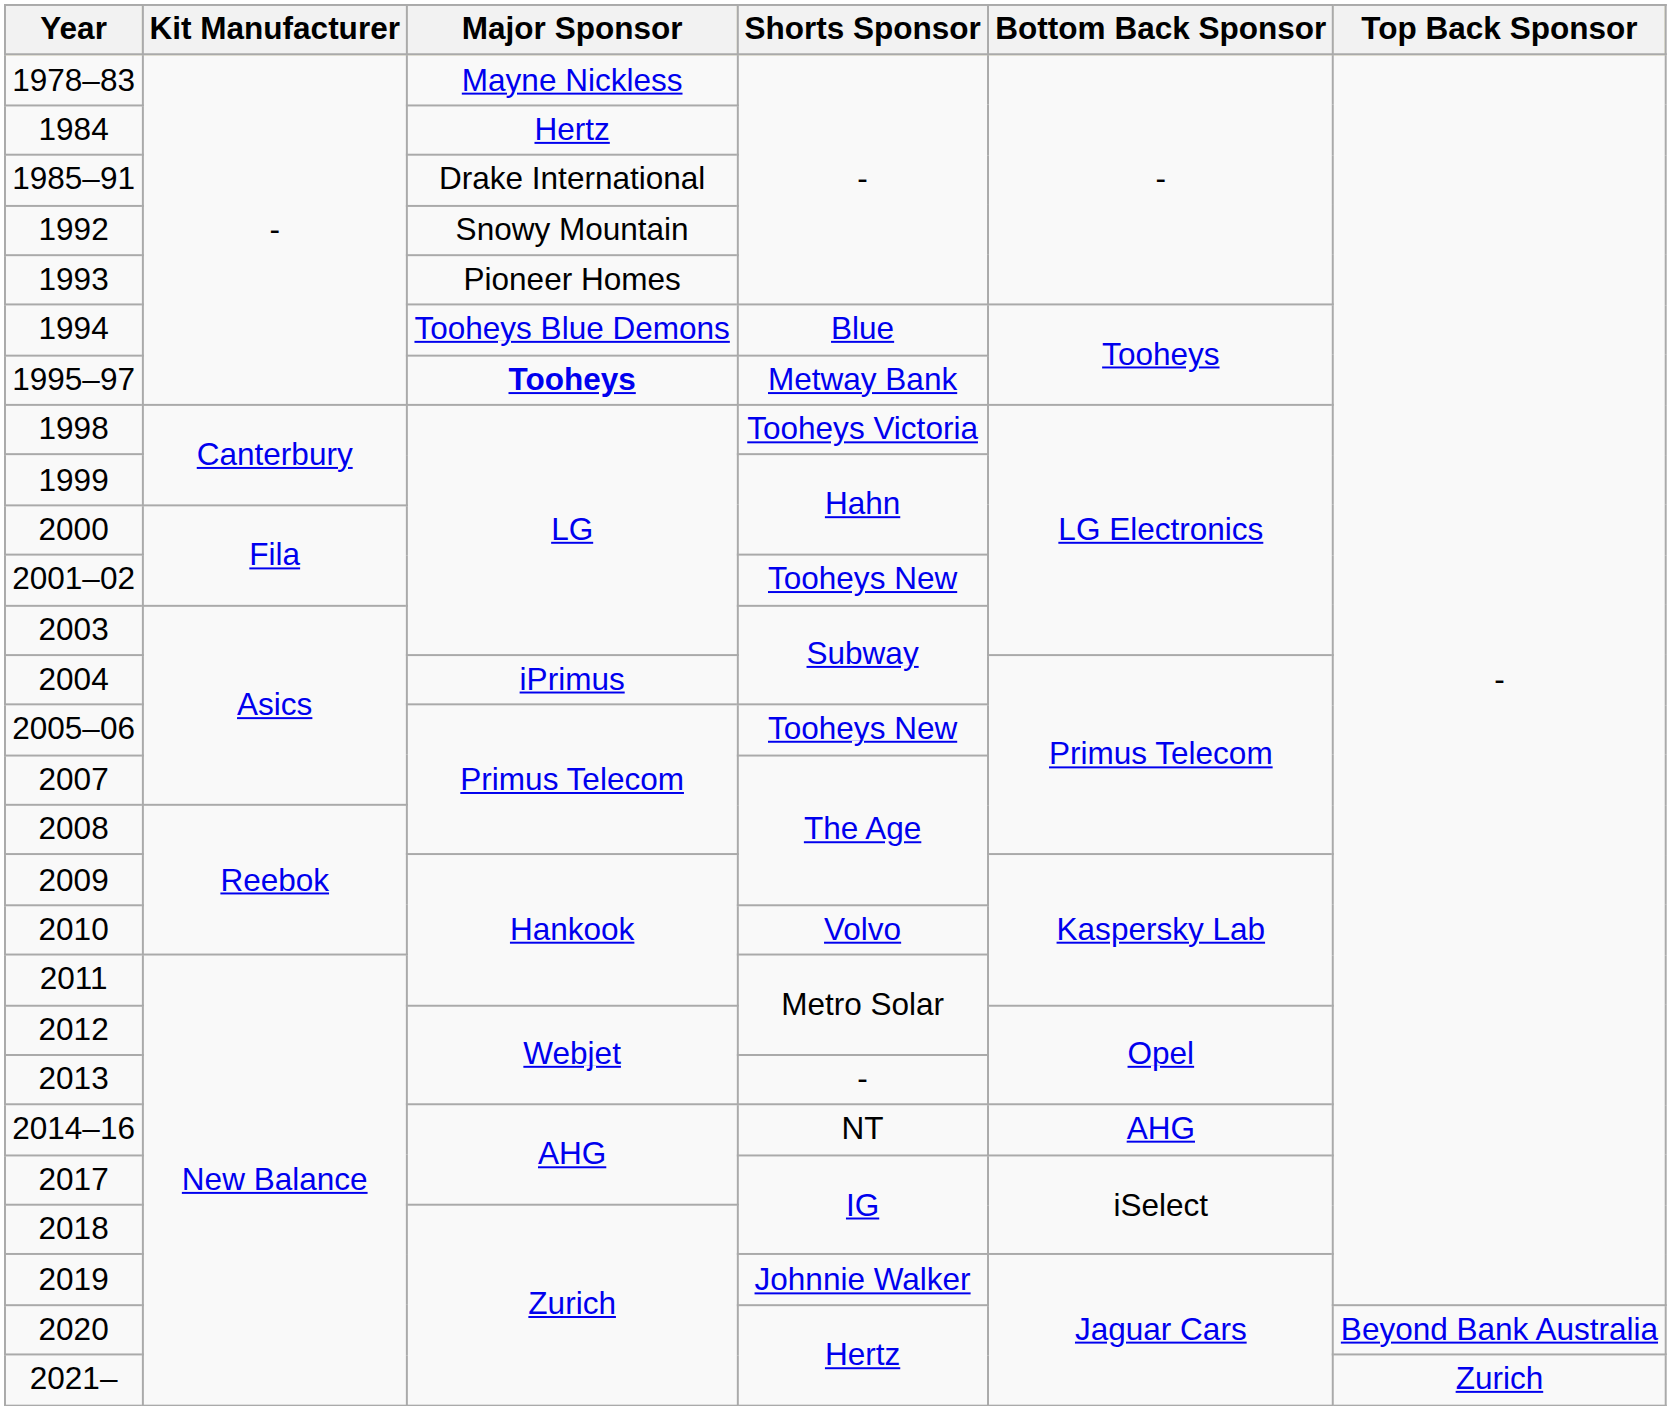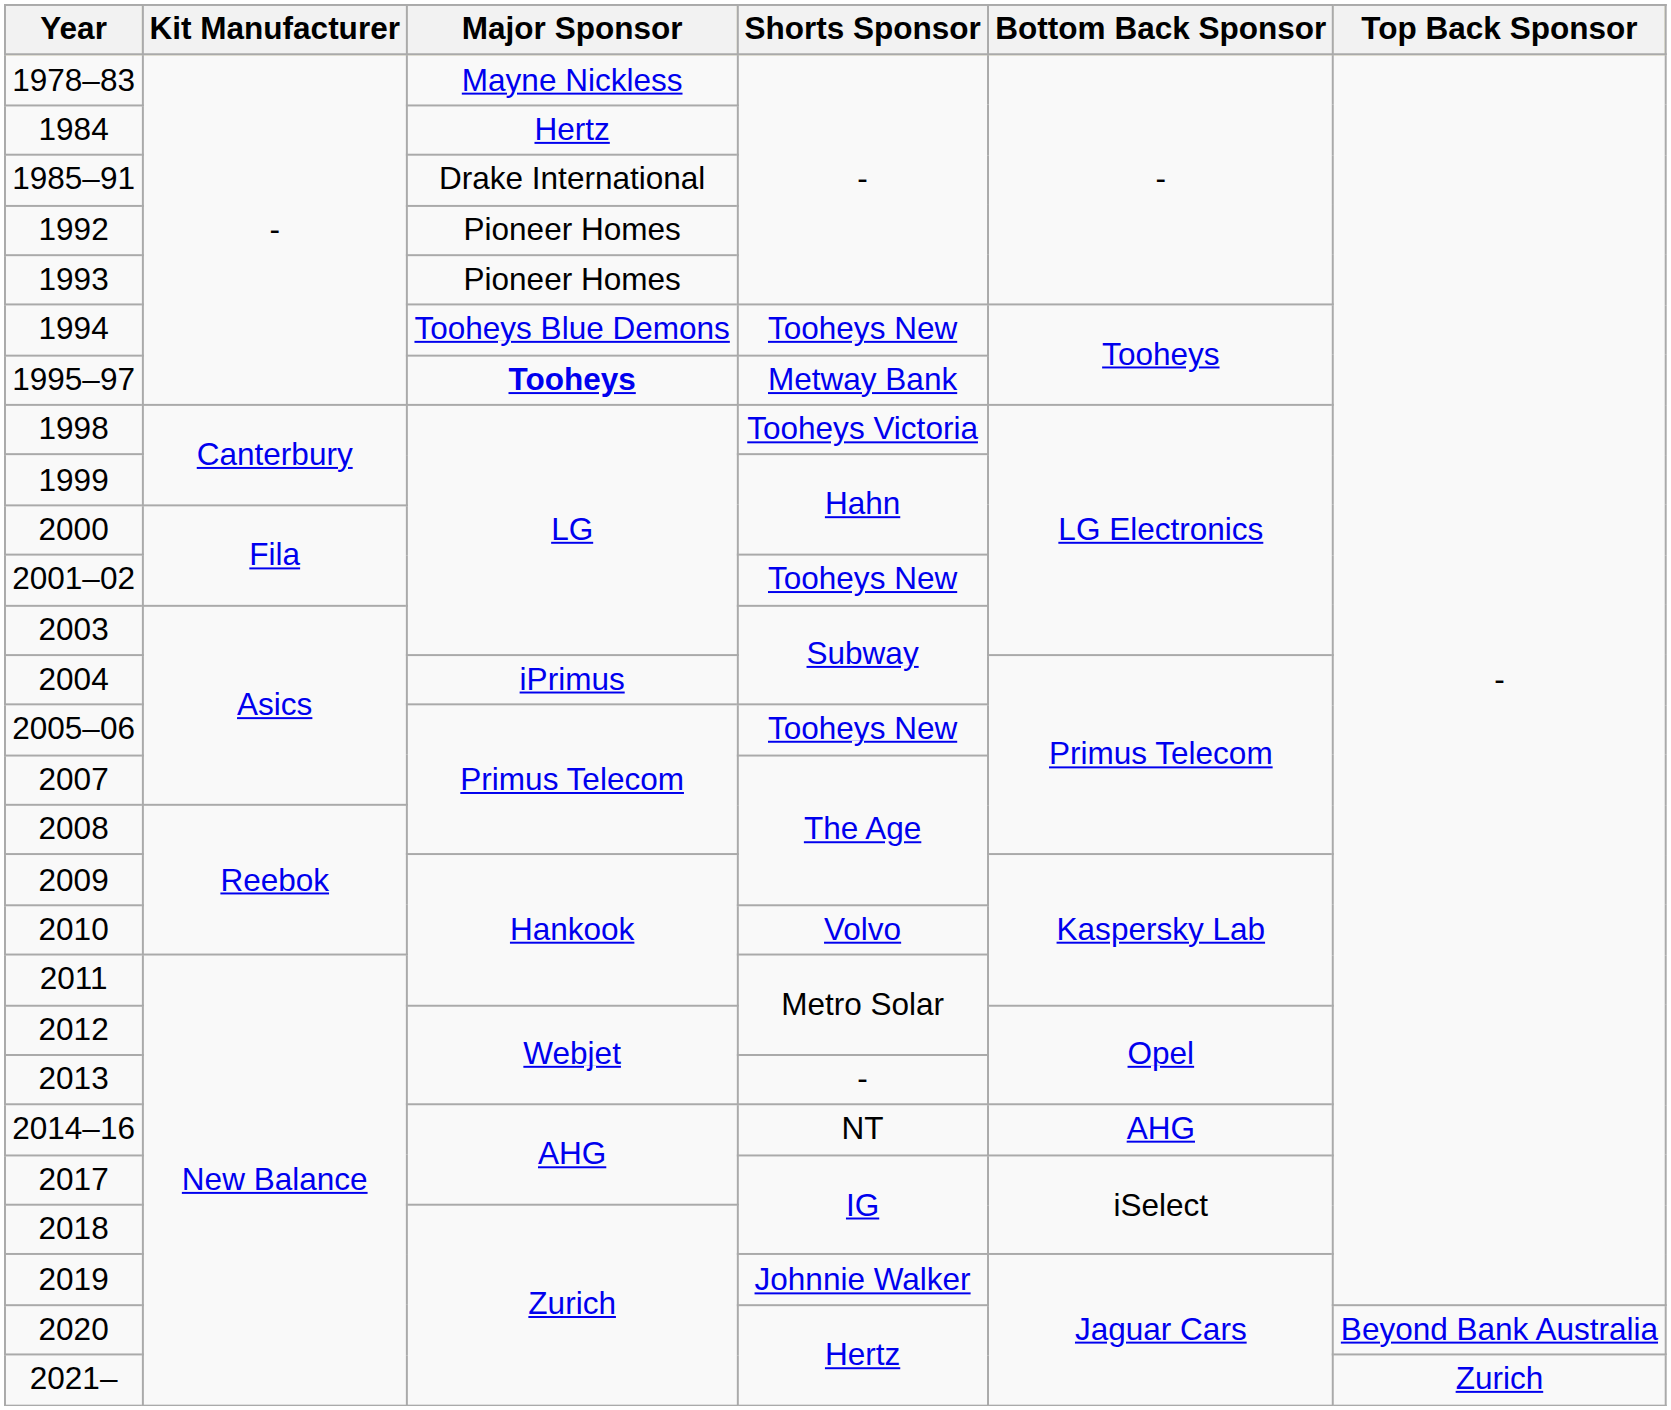(572, 229) Snowy Mountain -> (572, 229) Pioneer Homes
(863, 329) Blue -> (863, 329) Tooheys New
